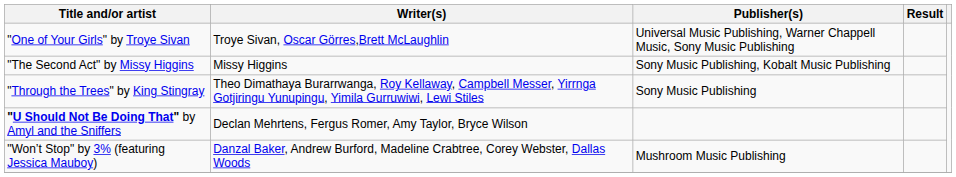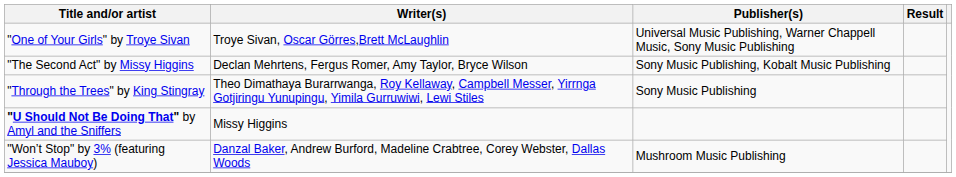(250, 65) Missy Higgins -> (370, 65) Declan Mehrtens, Fergus Romer, Amy Taylor, Bryce Wilson
(370, 123) Declan Mehrtens, Fergus Romer, Amy Taylor, Bryce Wilson -> (250, 123) Missy Higgins
